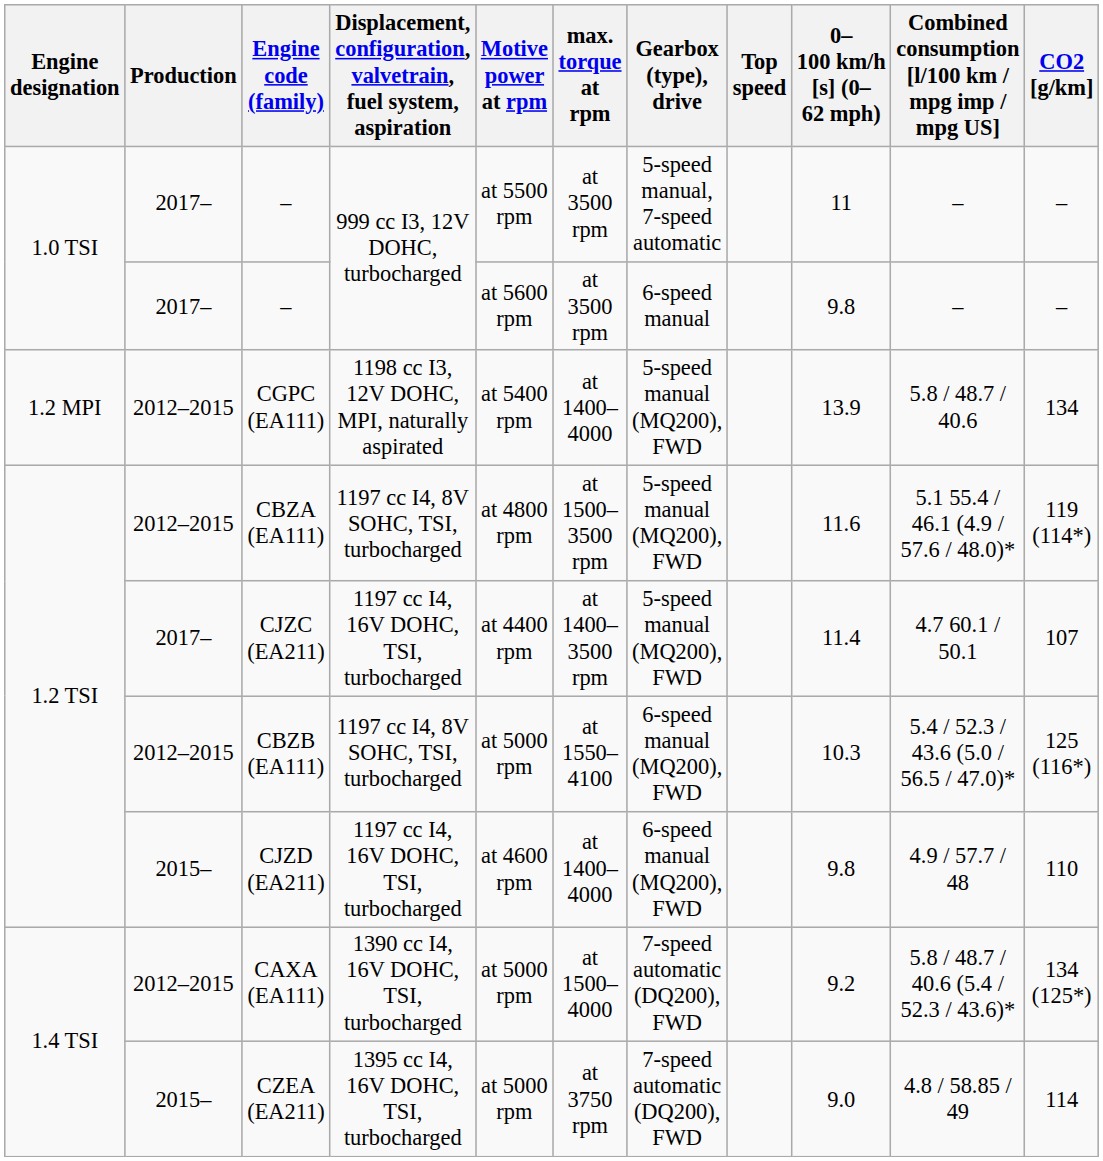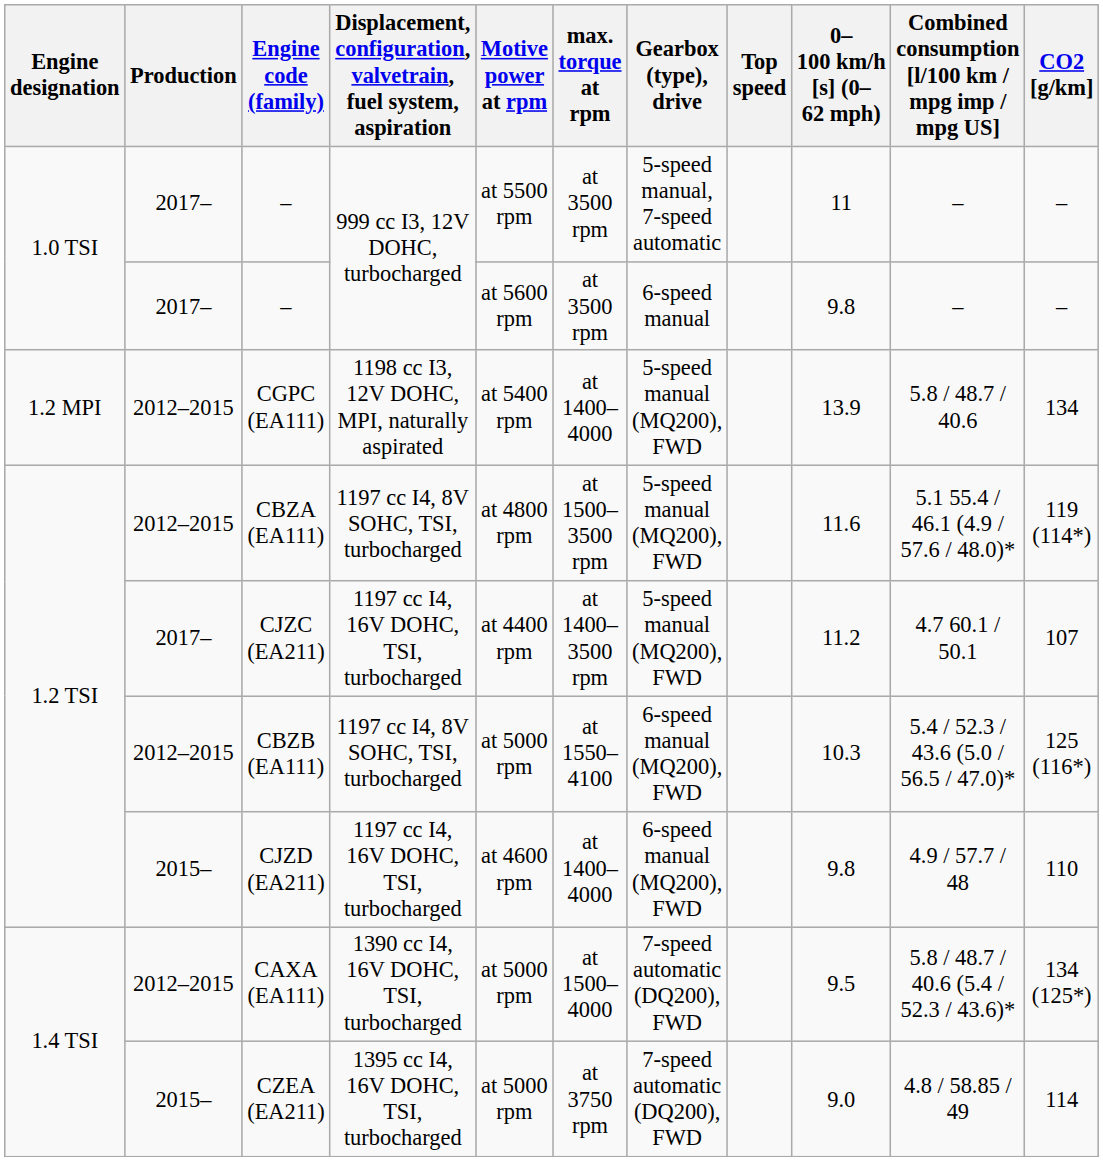(841, 637) 11.4 -> (841, 637) 11.2
(841, 983) 9.2 -> (841, 983) 9.5
